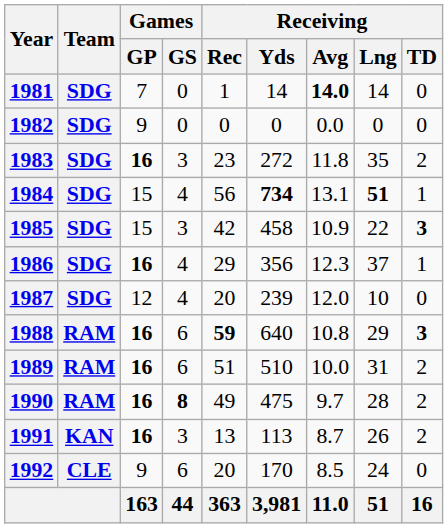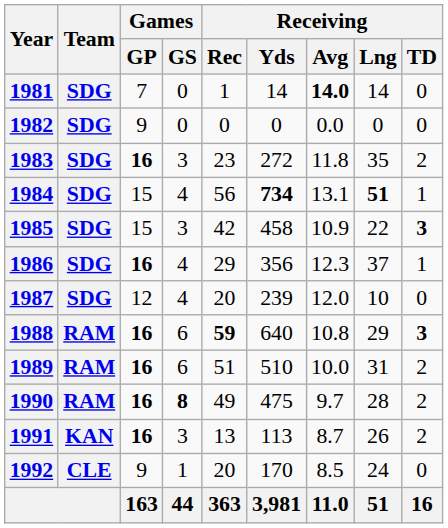(182, 470) 6 -> (182, 470) 1
